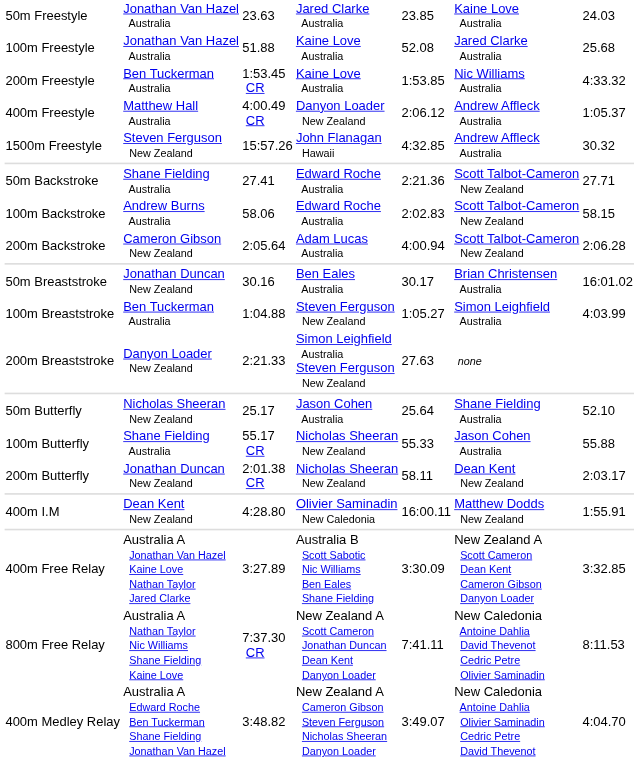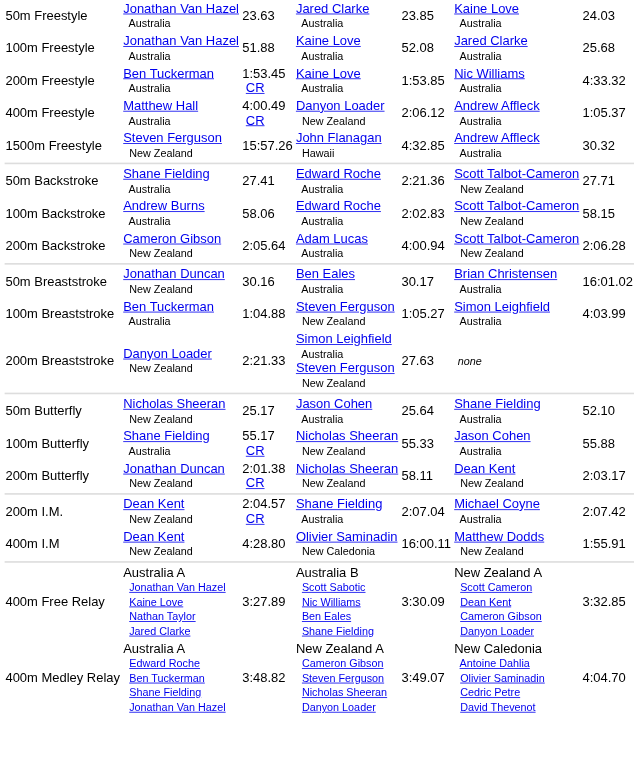+ row: (34, 511)
- row: (55, 645)
